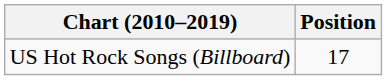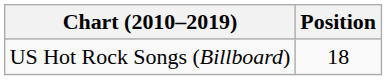(338, 56) 17 -> (338, 56) 18
